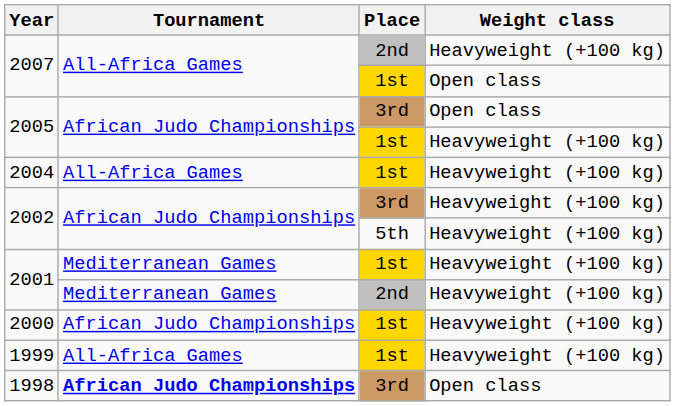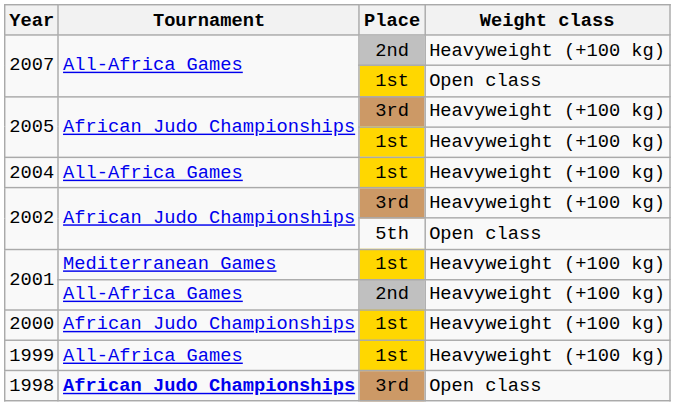(485, 112) Open class -> (547, 112) Heavyweight (+100 kg)
(547, 234) Heavyweight (+100 kg) -> (485, 234) Open class
(170, 295) Mediterranean Games -> (153, 295) All-Africa Games
